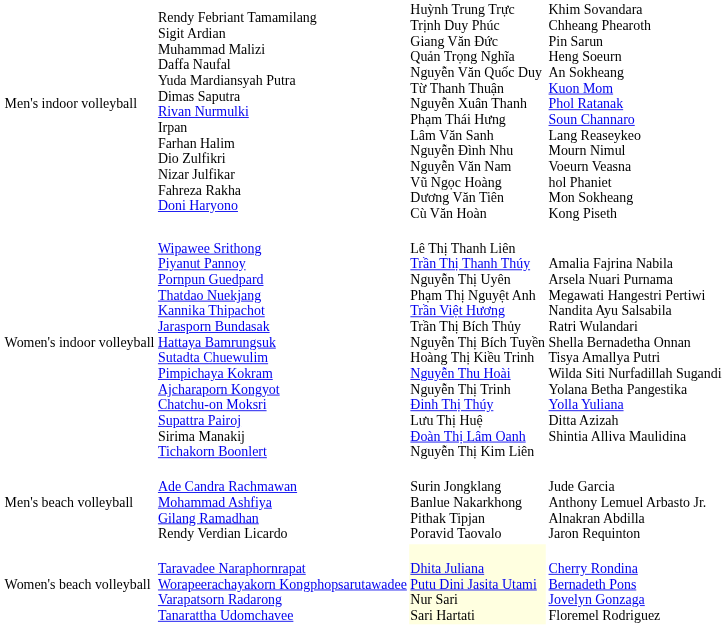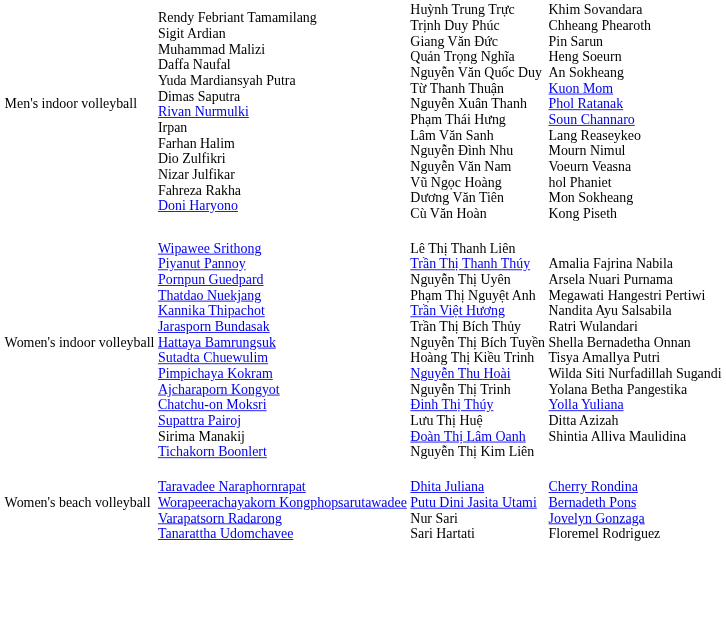- row: (69, 502)
(474, 592) lightyellow background -> (474, 510) no background
